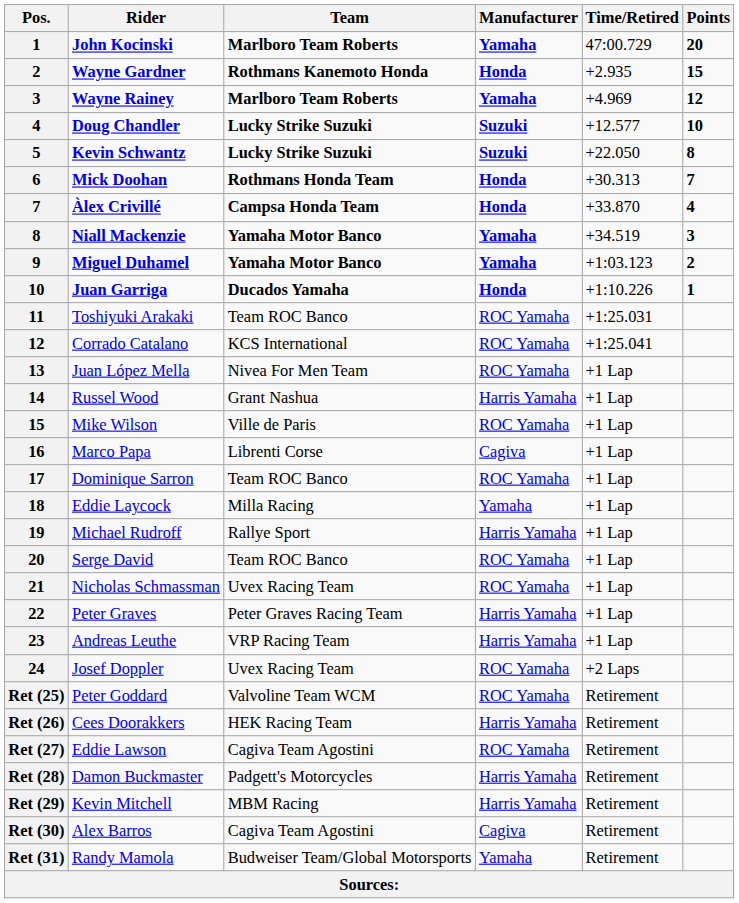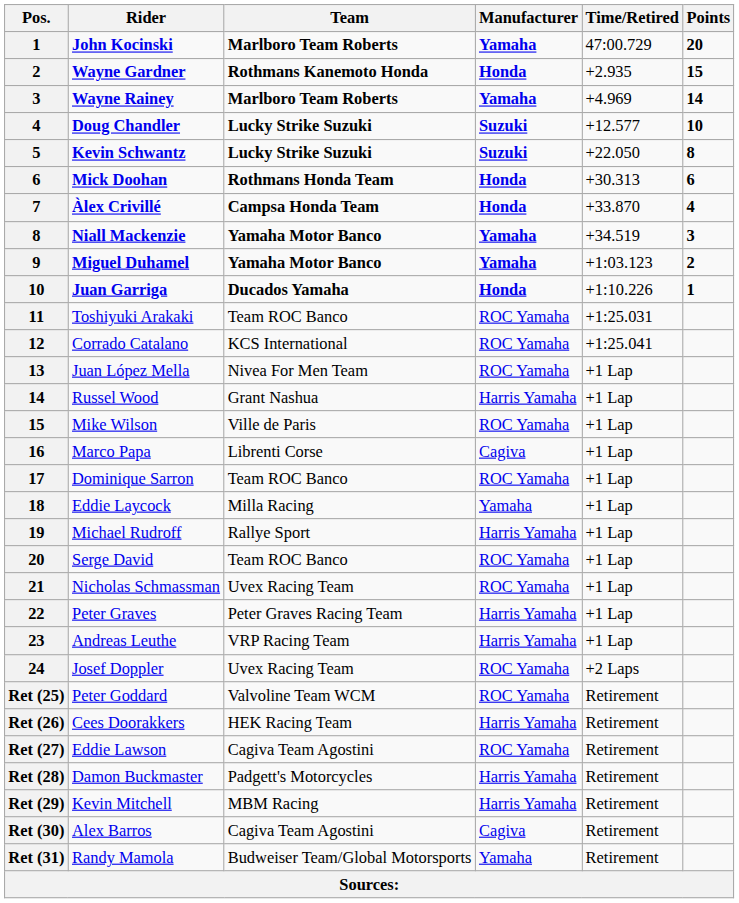(695, 99) 12 -> (695, 99) 14
(691, 180) 7 -> (691, 180) 6
